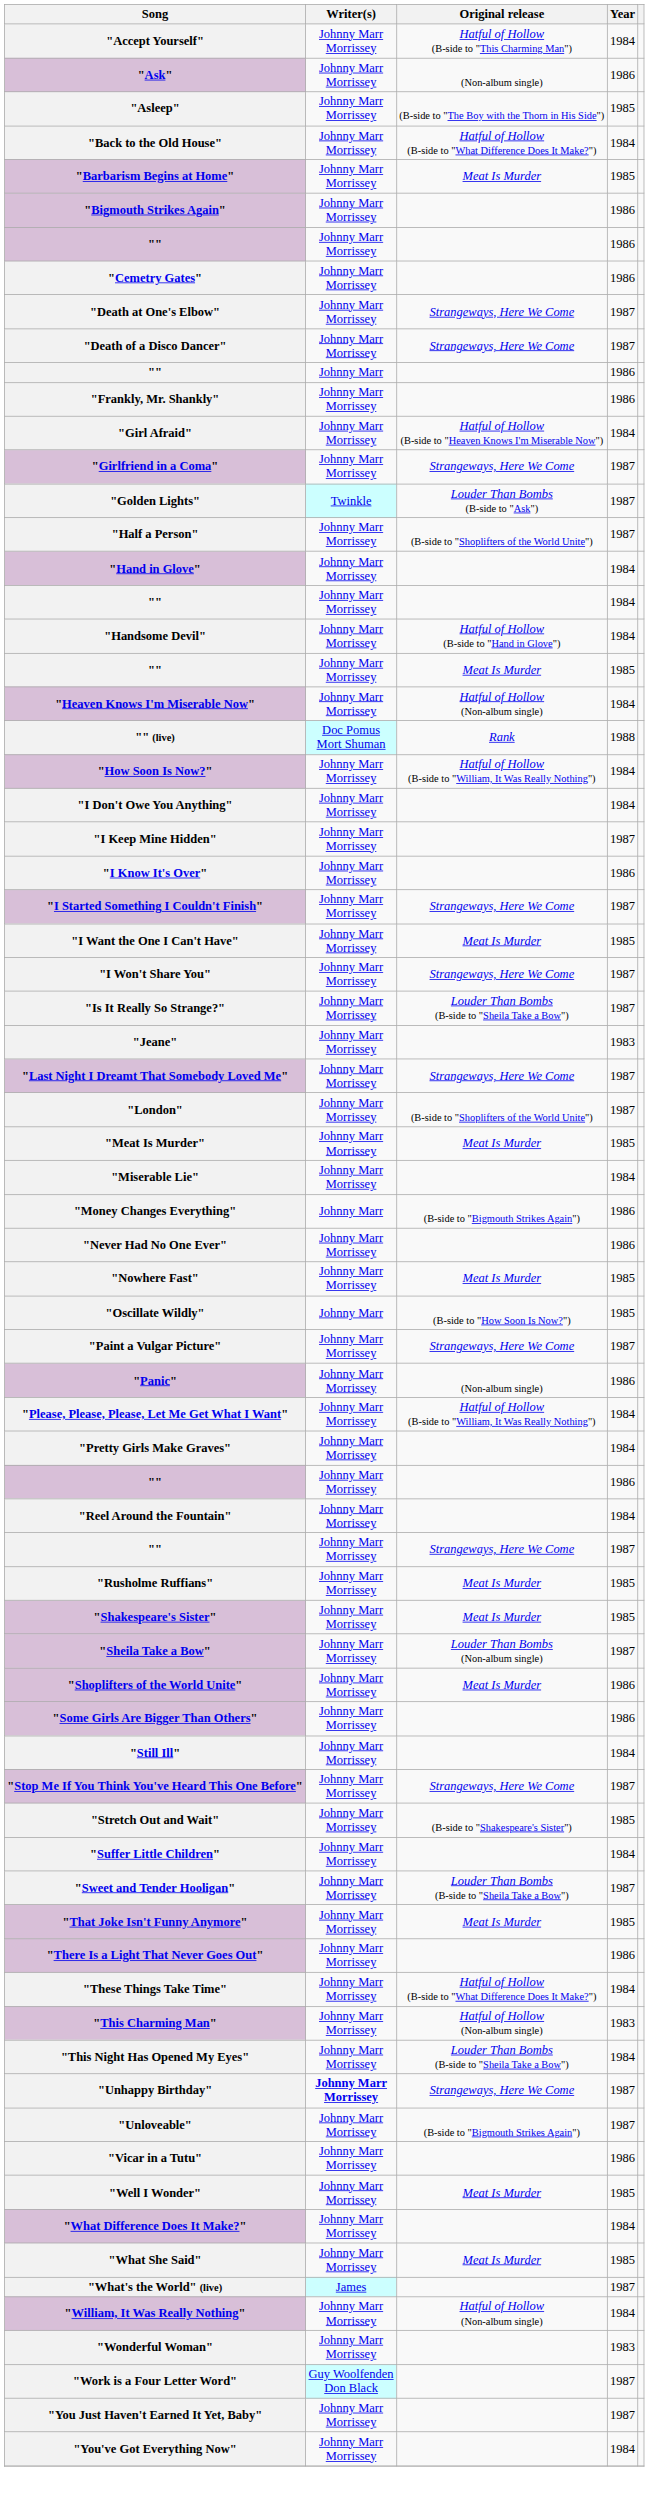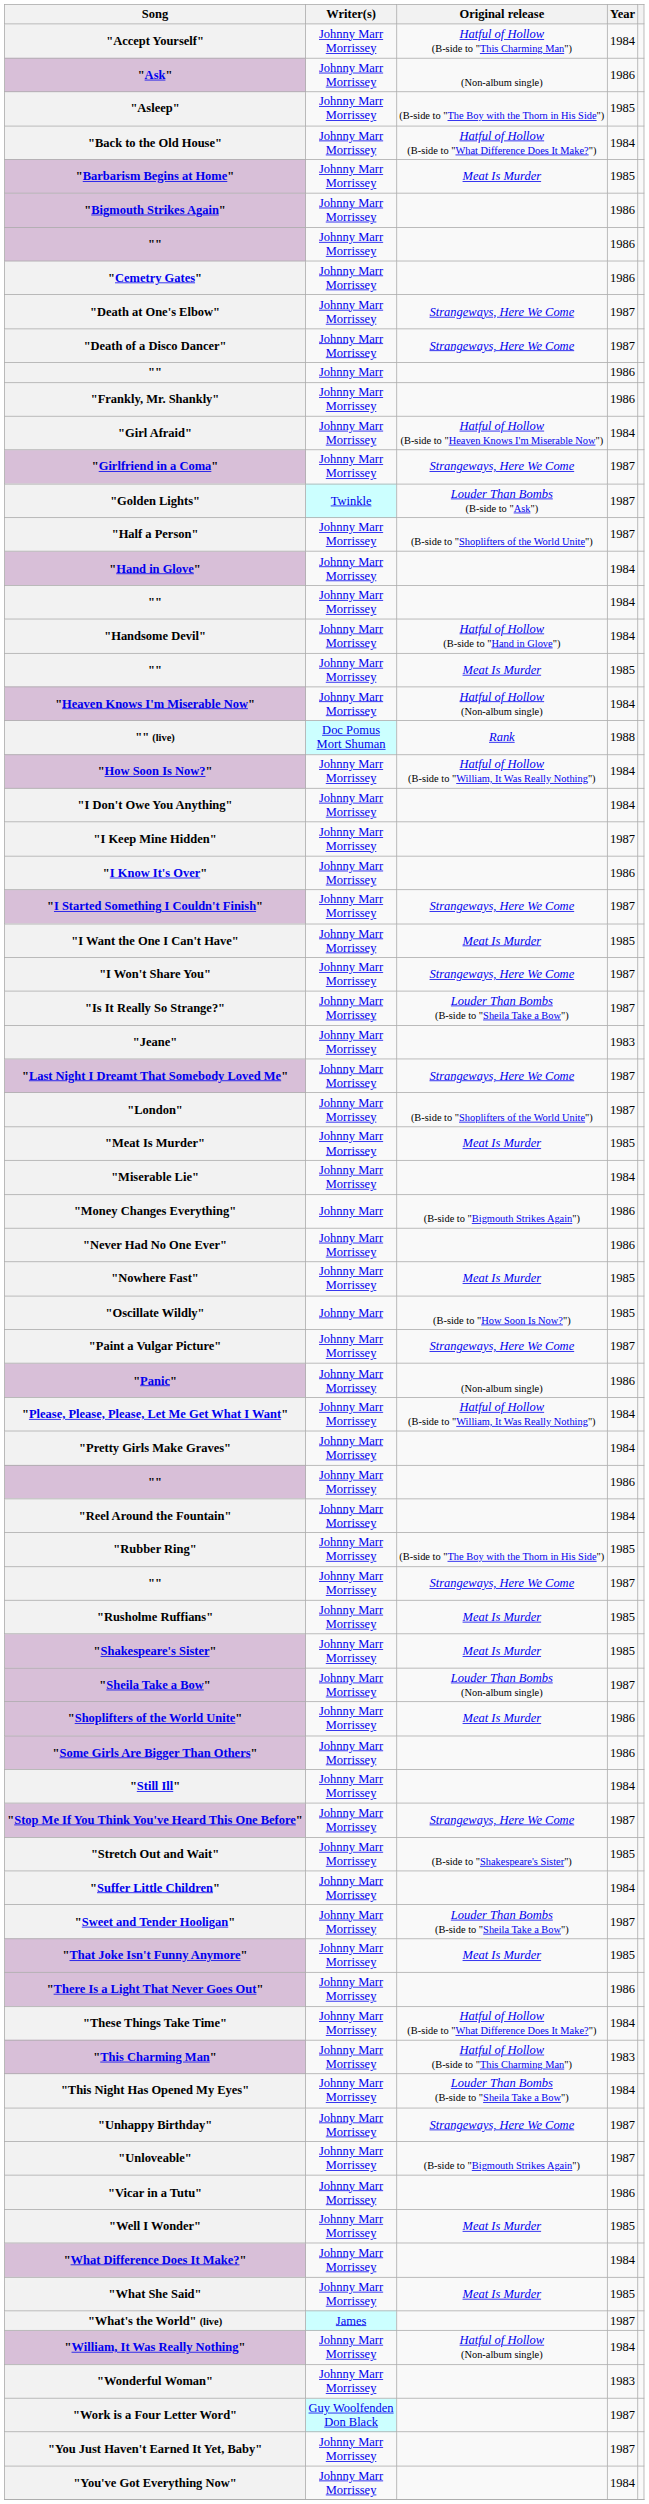+ row: (155, 1549)
(502, 2023) Hatful of Hollow (Non-album single) -> (502, 2057) Hatful of Hollow (B-side to "This Charming Man")
(351, 2090) bold -> (351, 2124) normal
